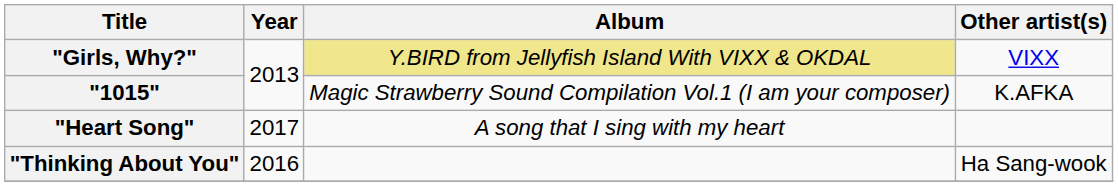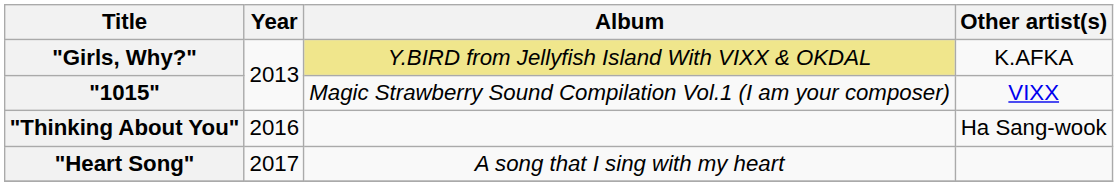(1034, 57) VIXX -> (1034, 57) K.AFKA
(1034, 92) K.AFKA -> (1034, 92) VIXX
rows swapped: (125, 163) <-> (125, 127)
